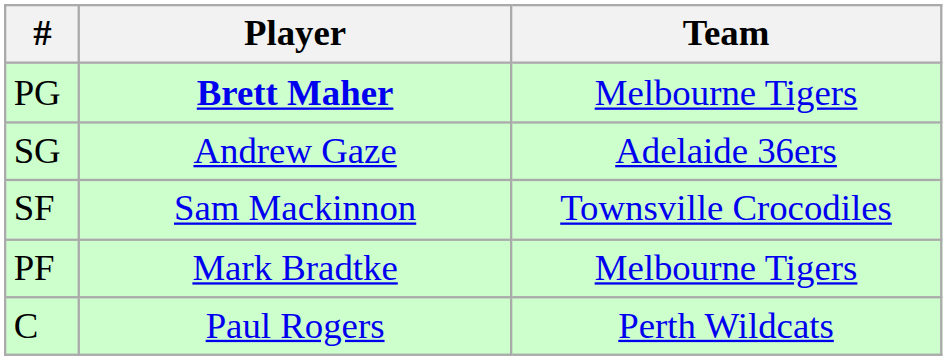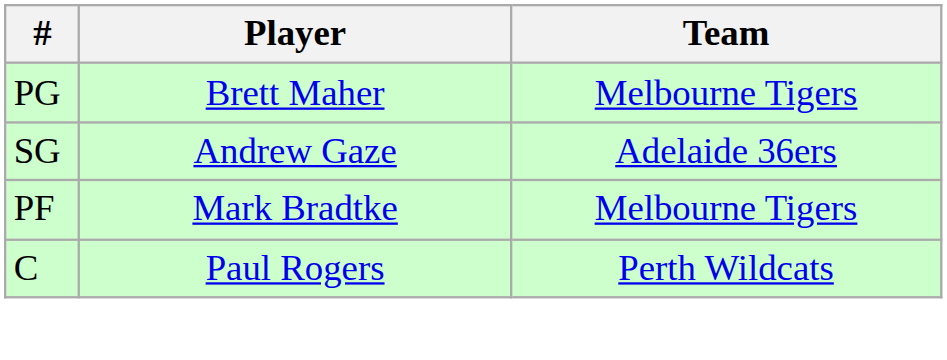(295, 92) bold -> (295, 92) normal
- row: (34, 208)
